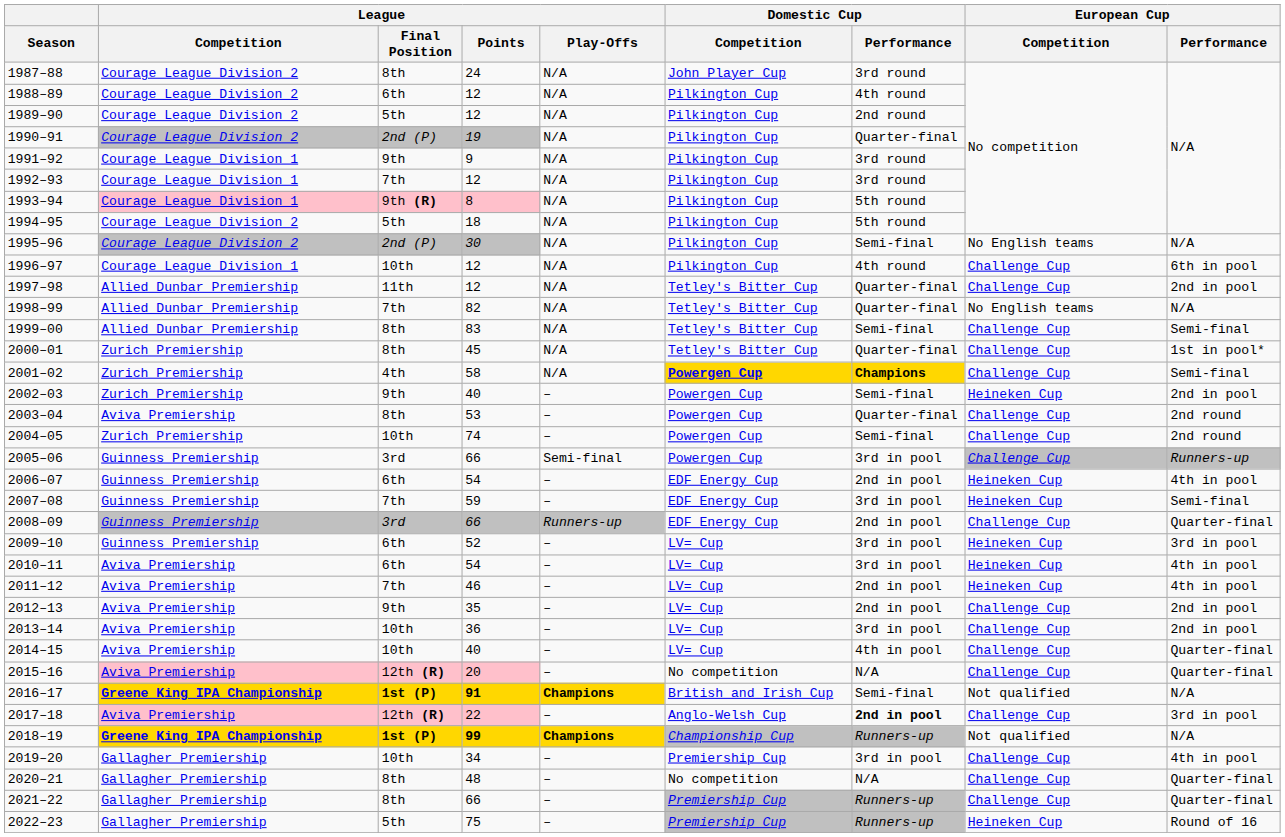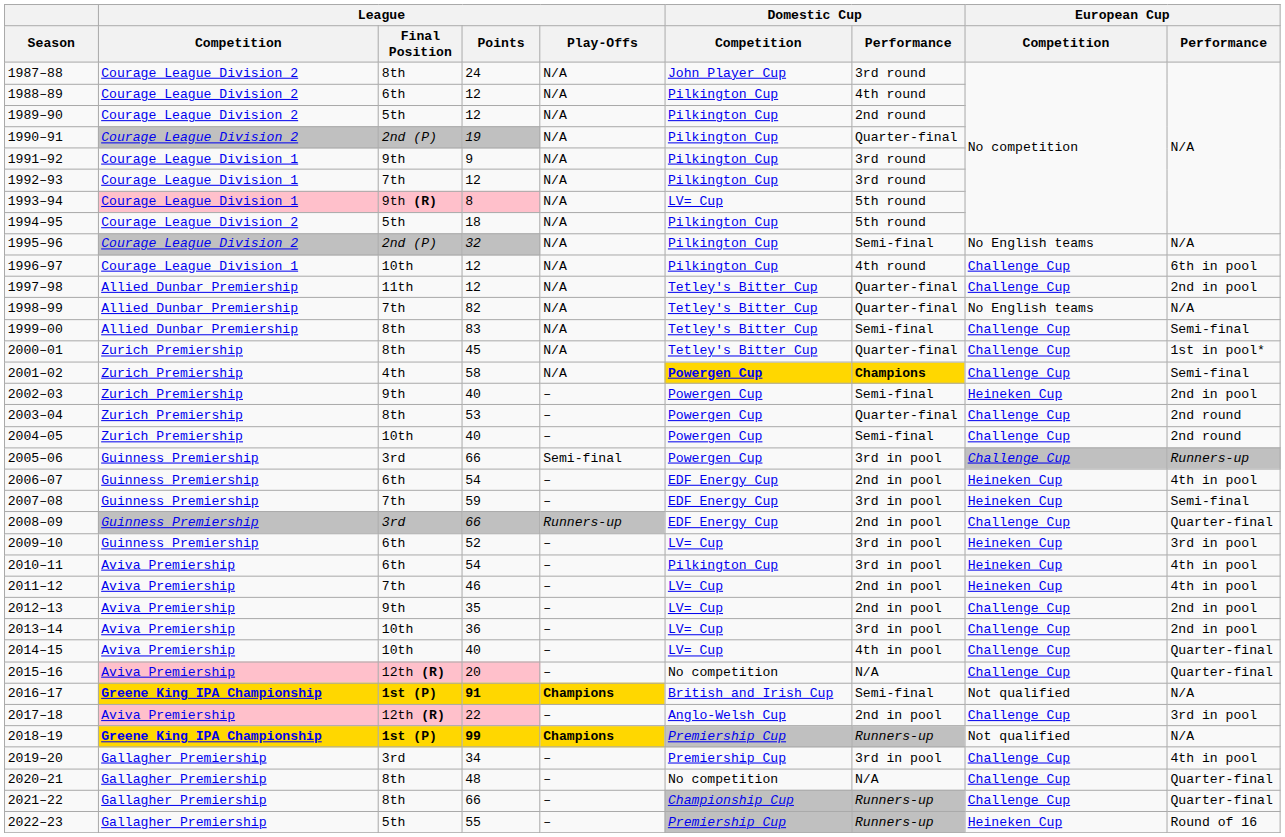(723, 202) Pilkington Cup -> (695, 202) LV= Cup
(473, 244) 30 -> (473, 244) 32
(168, 416) Aviva Premiership -> (172, 416) Zurich Premiership
(473, 437) 74 -> (473, 437) 40
(695, 565) LV= Cup -> (723, 565) Pilkington Cup
(898, 715) bold -> (898, 715) normal
(731, 737) Championship Cup -> (727, 737) Premiership Cup
(398, 758) 10th -> (394, 758) 3rd
(727, 801) Premiership Cup -> (731, 801) Championship Cup
(473, 822) 75 -> (473, 822) 55
